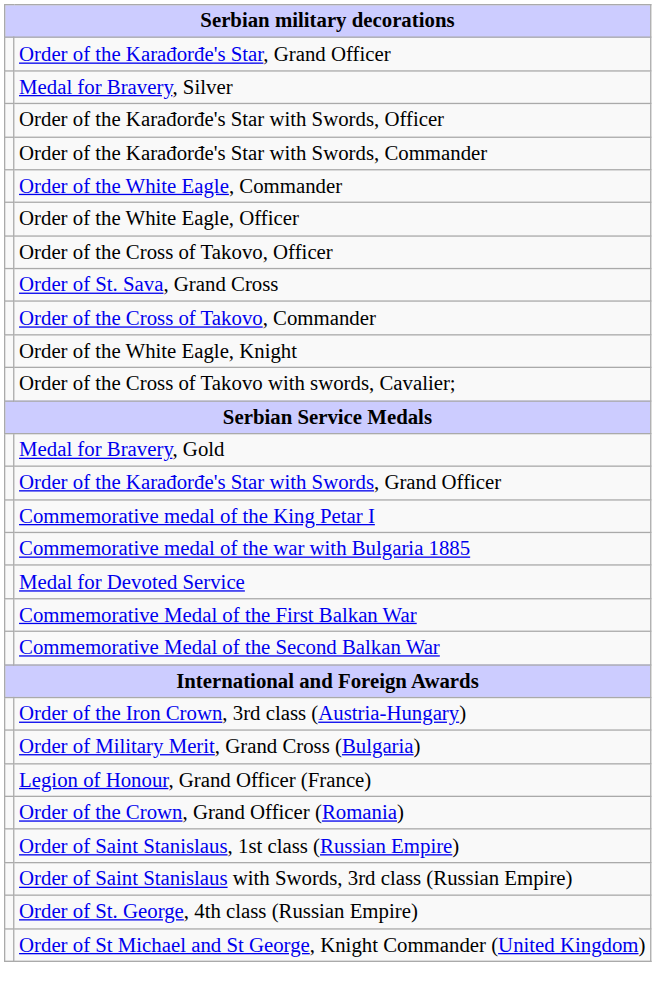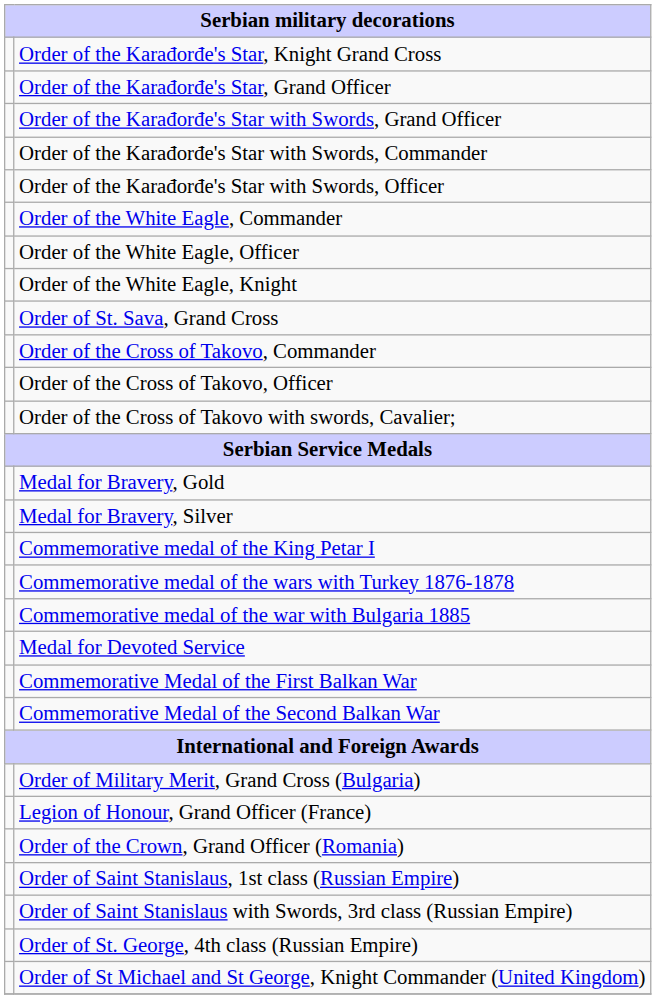+ row: (230, 53)
rows swapped: (260, 482) <-> (126, 86)
rows swapped: (253, 152) <-> (232, 119)
rows swapped: (158, 350) <-> (176, 251)
+ row: (267, 581)
- row: (243, 713)
